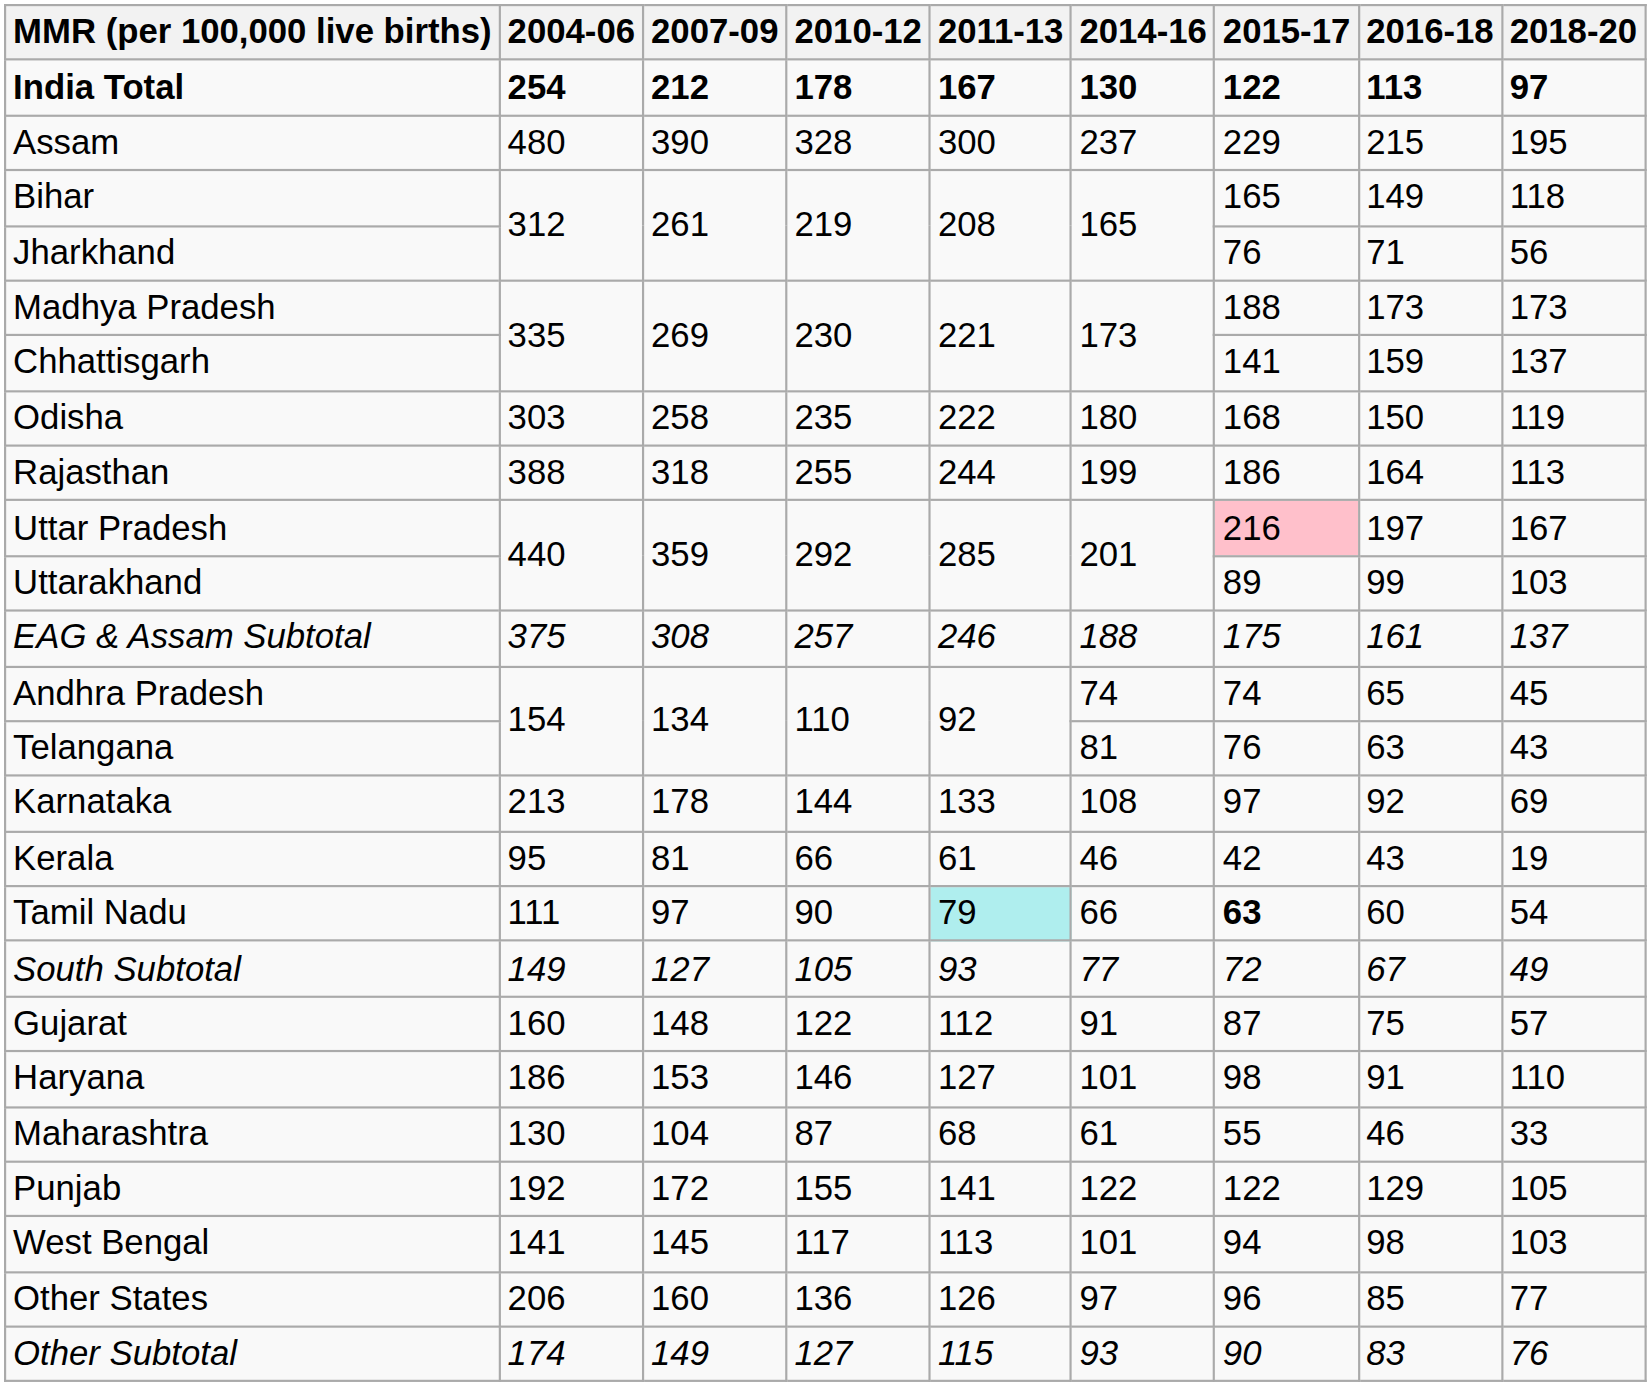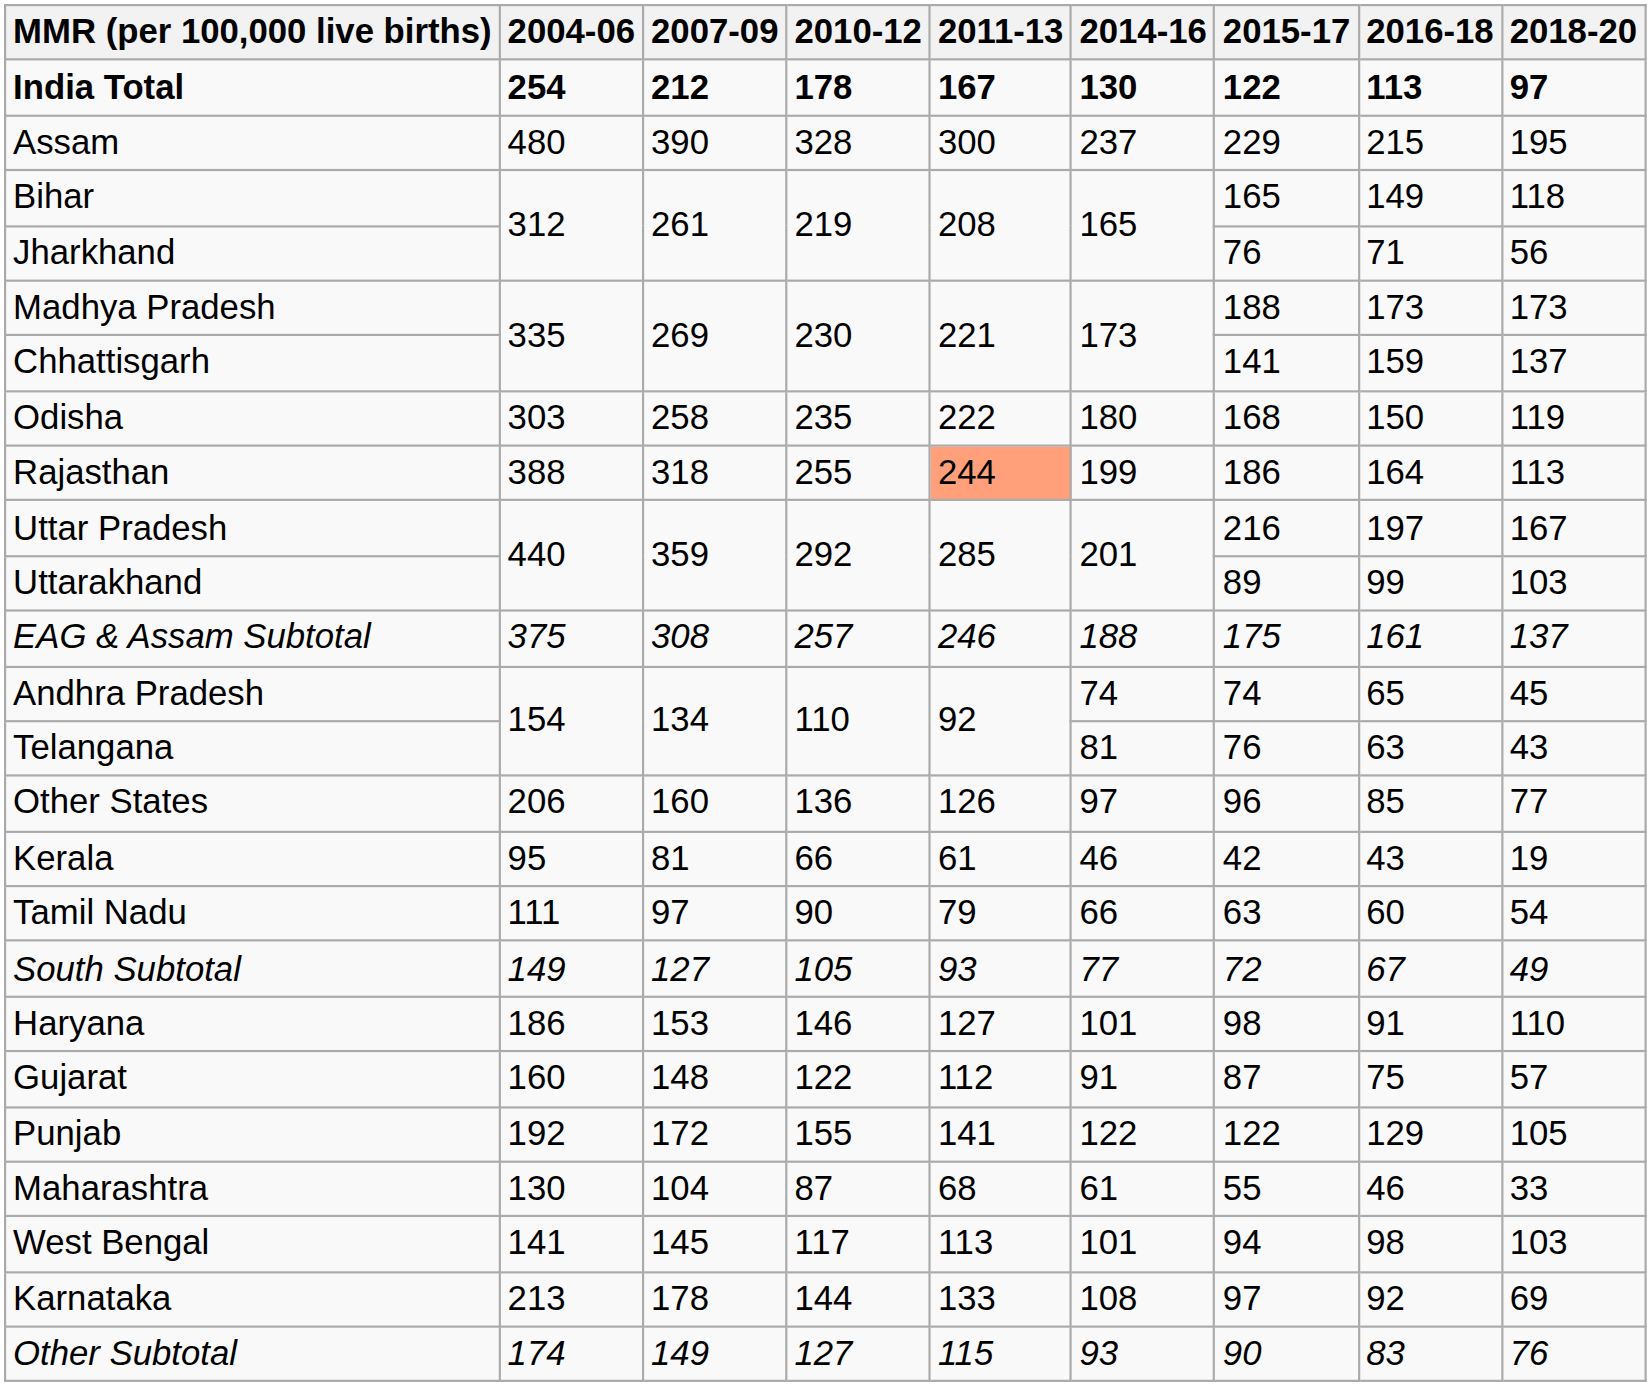(967, 472) no background -> (967, 472) lightsalmon background
(1252, 527) pink background -> (1252, 527) no background
rows swapped: (92, 802) <-> (111, 1298)
(957, 913) paleturquoise background -> (957, 913) no background
(1242, 913) bold -> (1242, 913) normal
rows swapped: (70, 1023) <-> (79, 1078)
rows swapped: (111, 1133) <-> (67, 1188)
